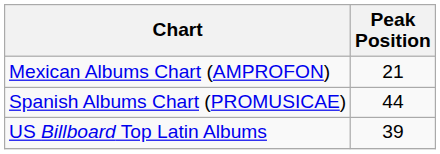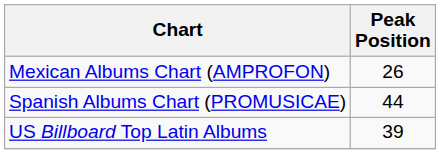(393, 71) 21 -> (393, 71) 26
